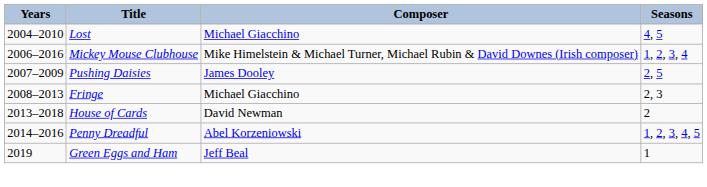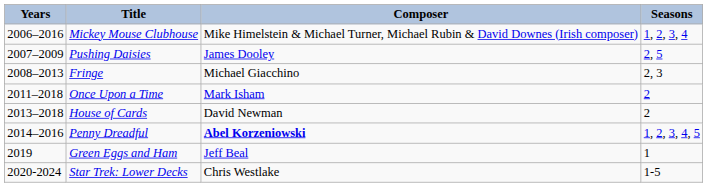- row: (80, 34)
+ row: (116, 93)
(253, 133) normal -> (255, 133) bold
+ row: (128, 172)
